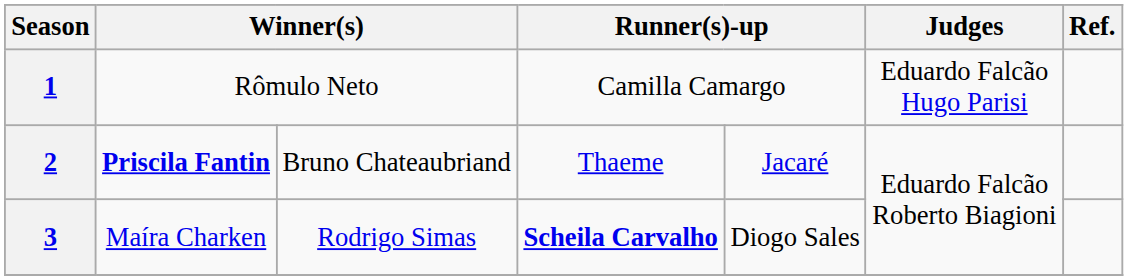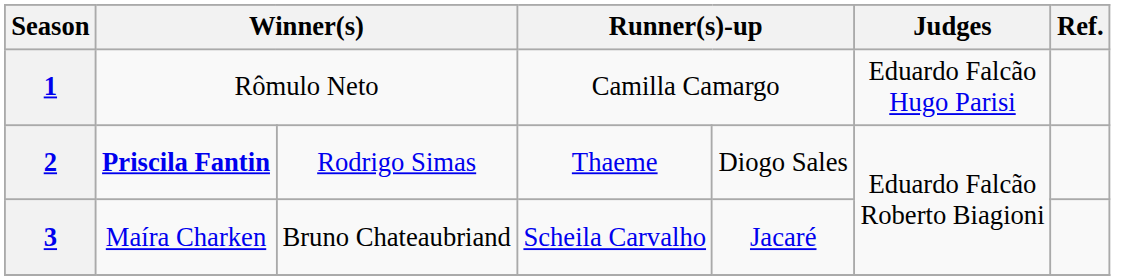(397, 161) Bruno Chateaubriand -> (397, 161) Rodrigo Simas
(795, 161) Jacaré -> (783, 161) Diogo Sales
(397, 237) Rodrigo Simas -> (397, 237) Bruno Chateaubriand
(621, 237) bold -> (615, 237) normal
(795, 237) Diogo Sales -> (783, 237) Jacaré
